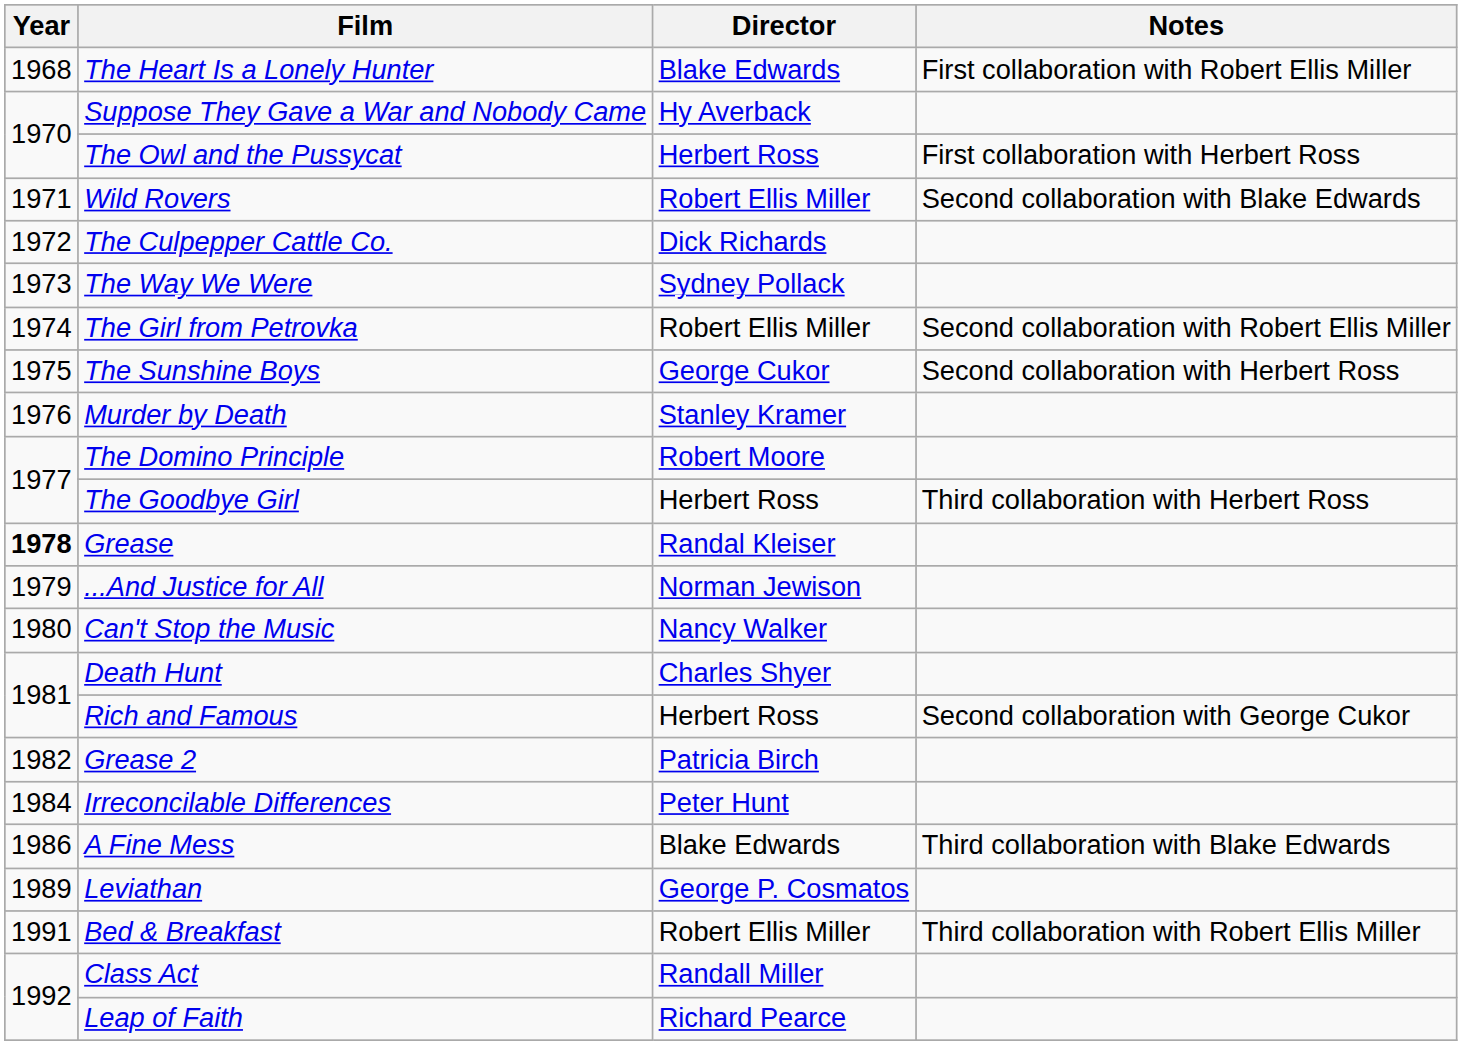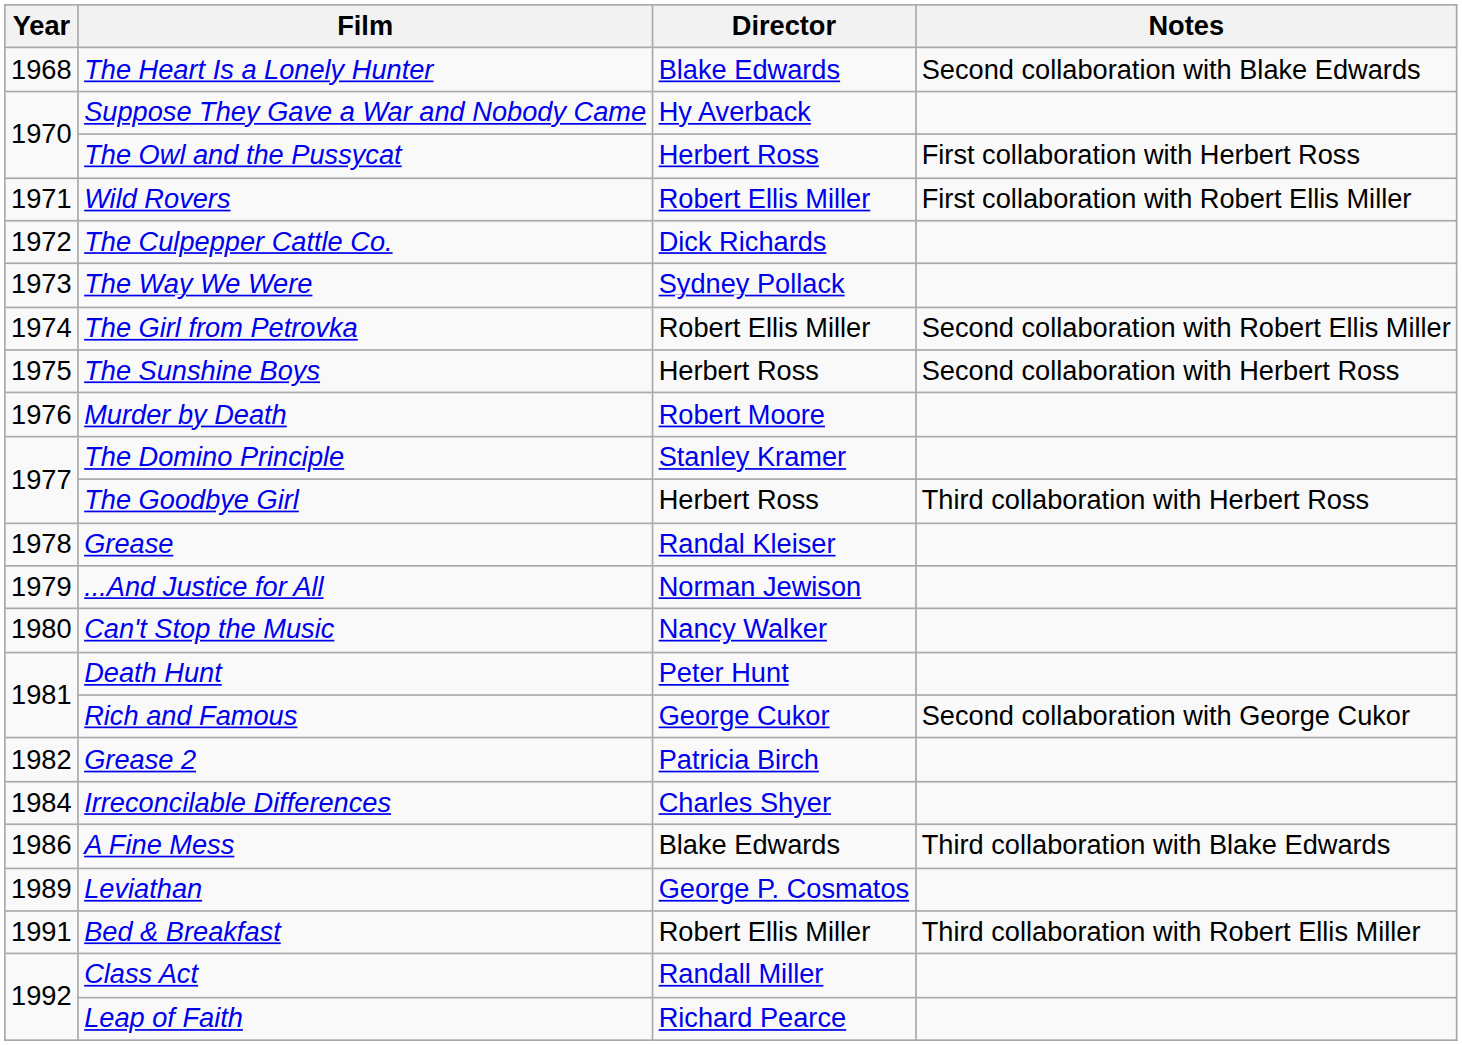(1167, 69) First collaboration with Robert Ellis Miller -> (1171, 69) Second collaboration with Blake Edwards
(1171, 198) Second collaboration with Blake Edwards -> (1167, 198) First collaboration with Robert Ellis Miller
(744, 371) George Cukor -> (739, 371) Herbert Ross
(752, 414) Stanley Kramer -> (742, 414) Robert Moore
(742, 457) Robert Moore -> (752, 457) Stanley Kramer
(41, 543) bold -> (41, 543) normal
(745, 673) Charles Shyer -> (724, 673) Peter Hunt
(739, 716) Herbert Ross -> (744, 716) George Cukor
(724, 802) Peter Hunt -> (745, 802) Charles Shyer
